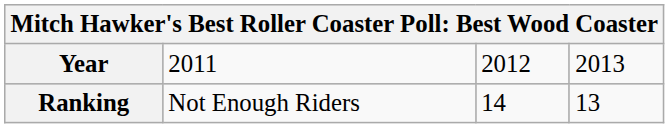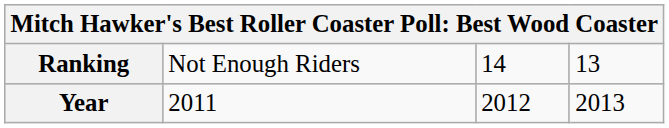rows swapped: (84, 63) <-> (84, 102)
